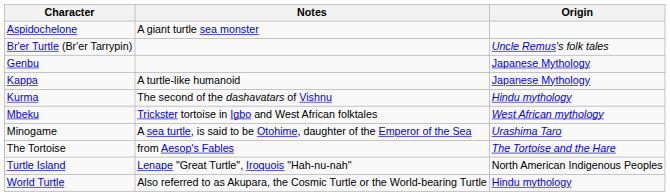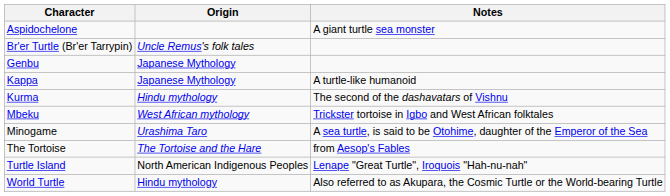columns swapped: (577, 13) <-> (312, 13)
